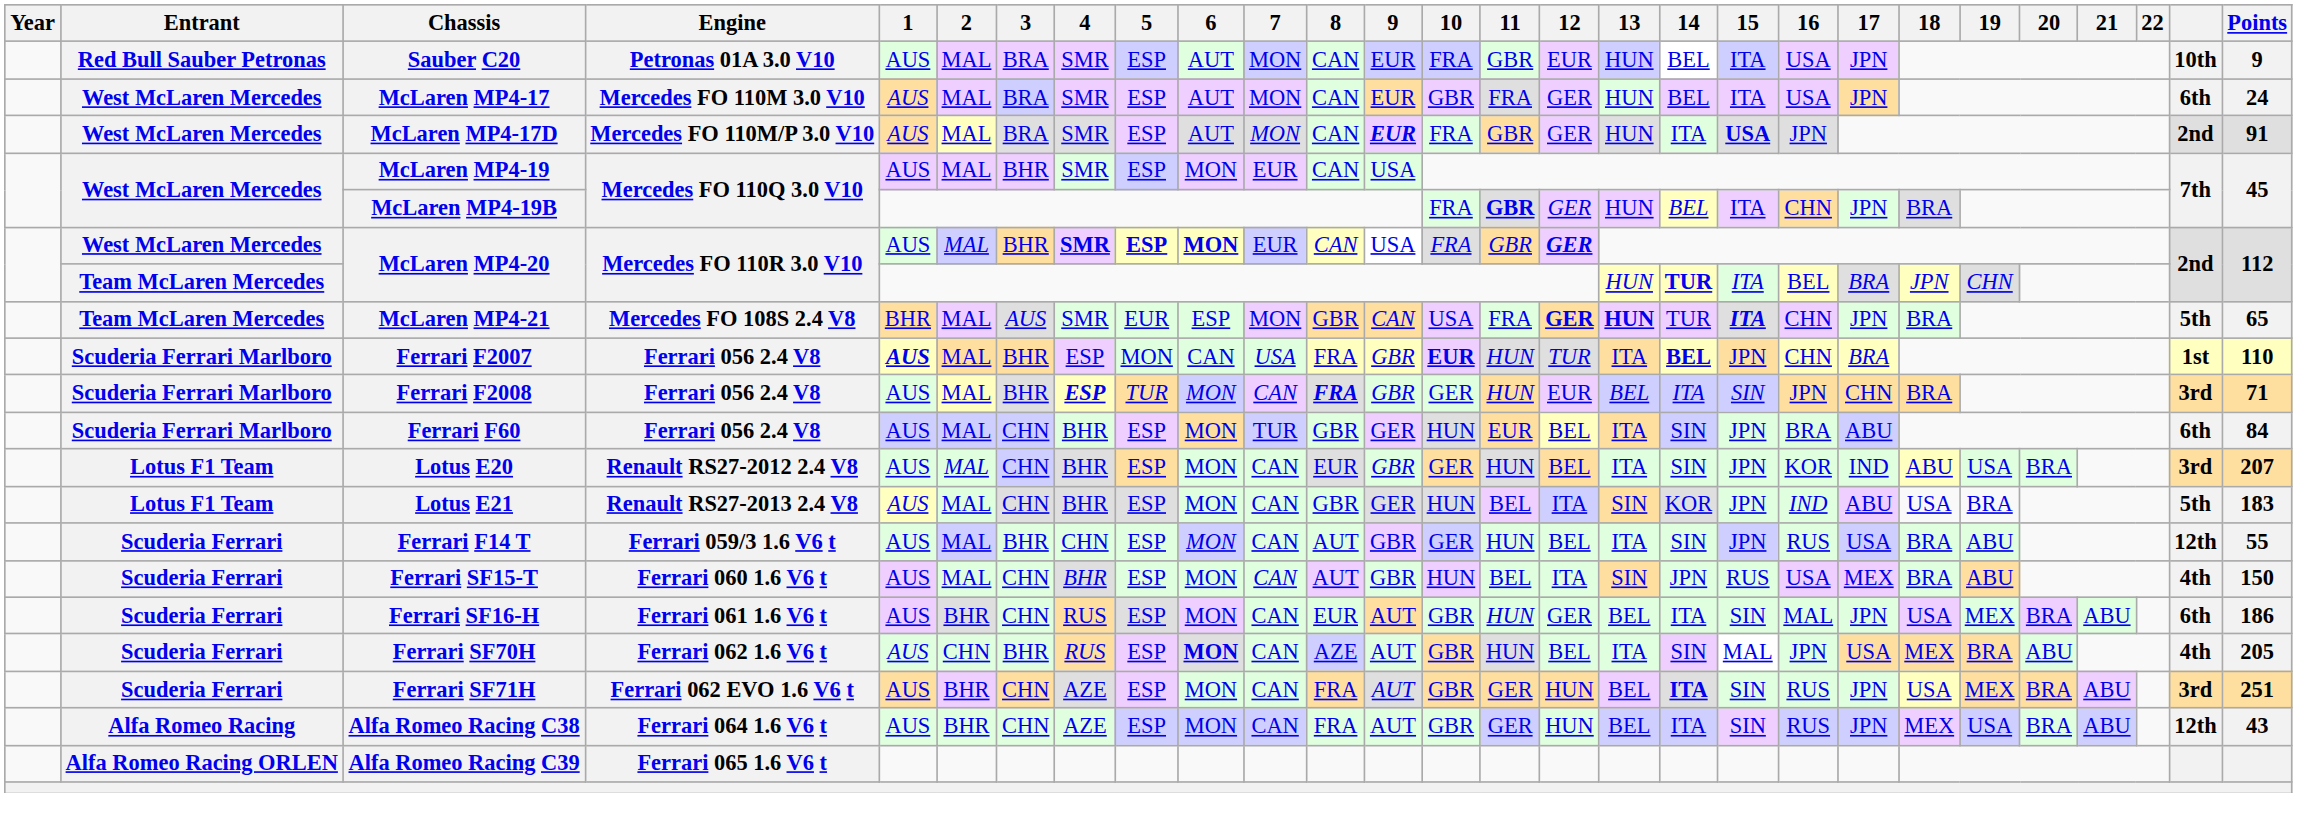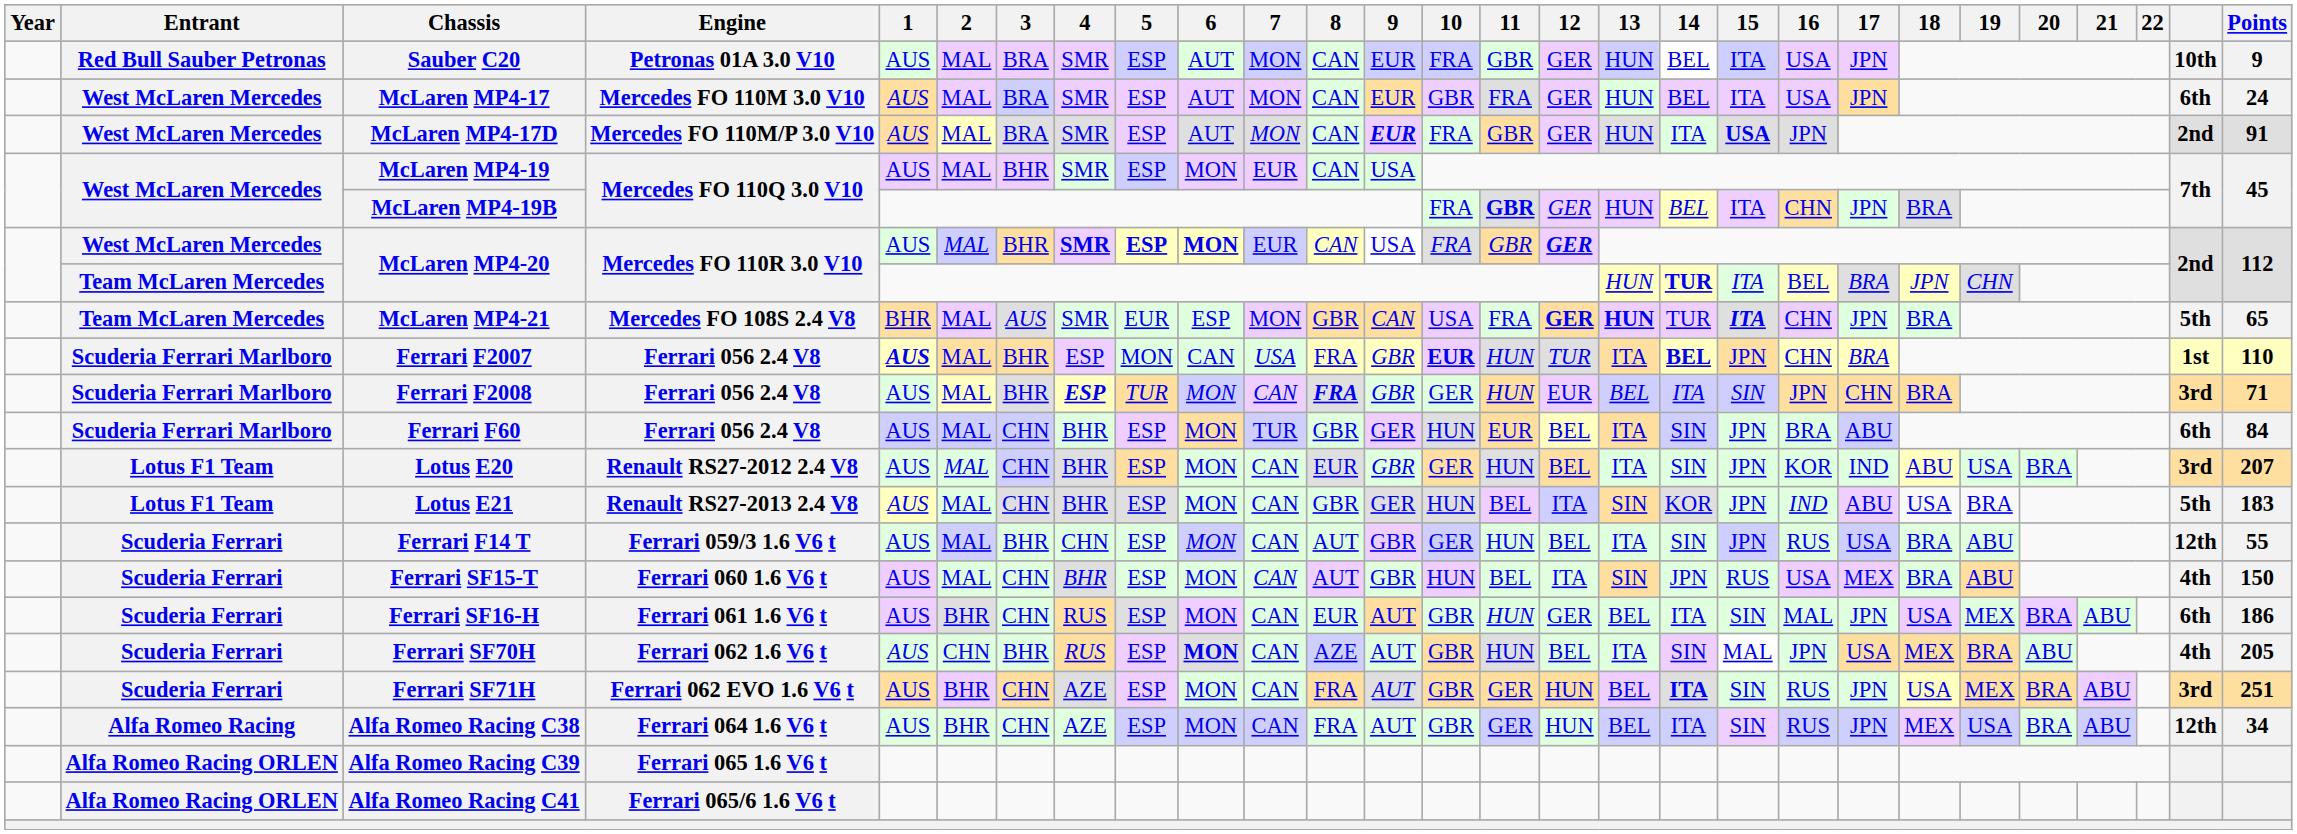(1569, 59) EUR -> (1569, 59) GER
(2257, 726) 43 -> (2257, 726) 34
+ row: (202, 800)
